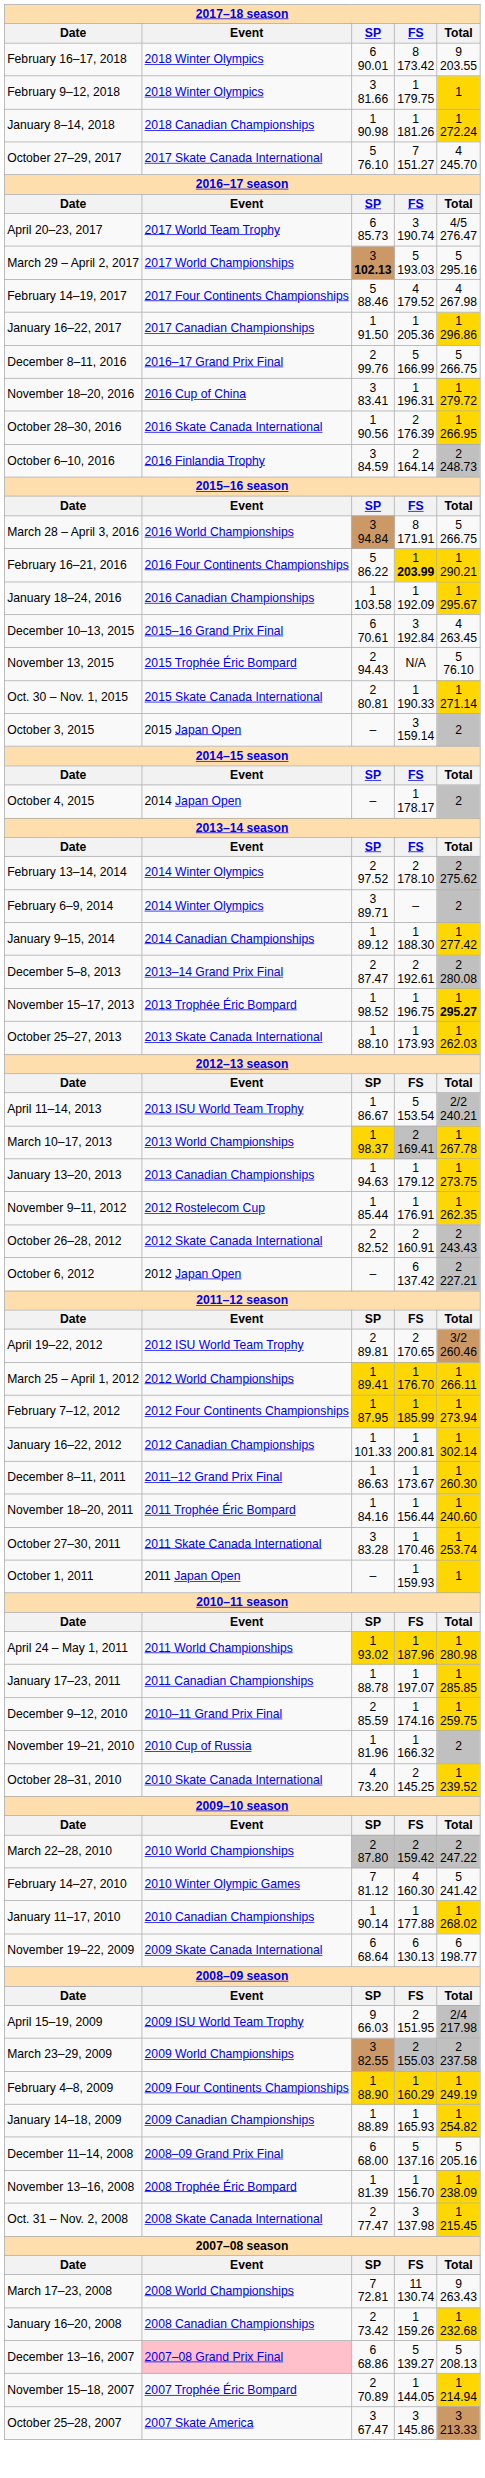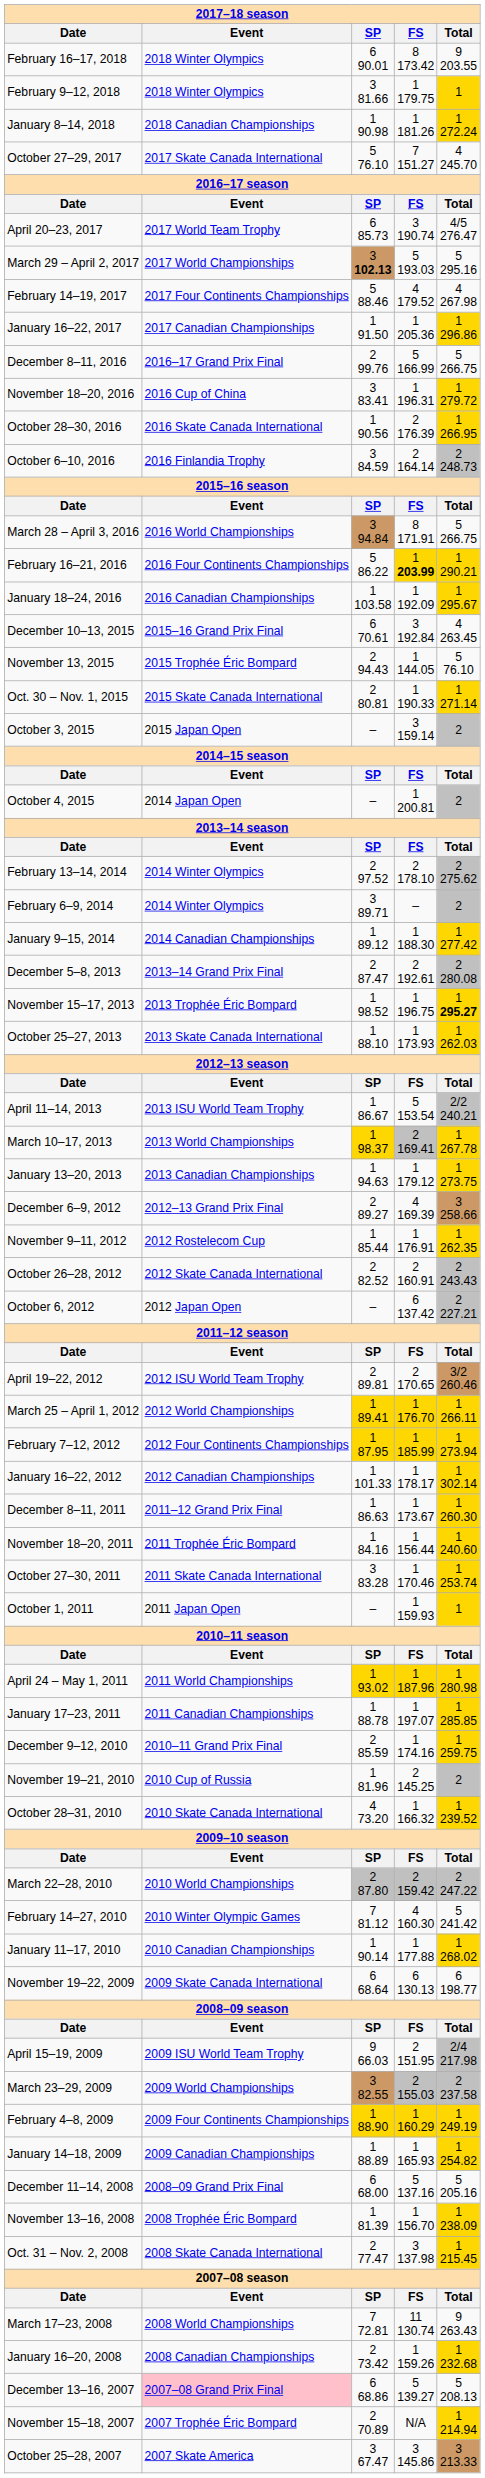(416, 664) N/A -> (416, 664) 1 144.05
(416, 801) 1 178.17 -> (416, 801) 1 200.81
+ row: (64, 1208)
(416, 1444) 1 200.81 -> (416, 1477) 1 178.17
(416, 1747) 1 166.32 -> (416, 1780) 2 145.25
(416, 1780) 2 145.25 -> (416, 1812) 1 166.32
(416, 2390) 1 144.05 -> (416, 2423) N/A
